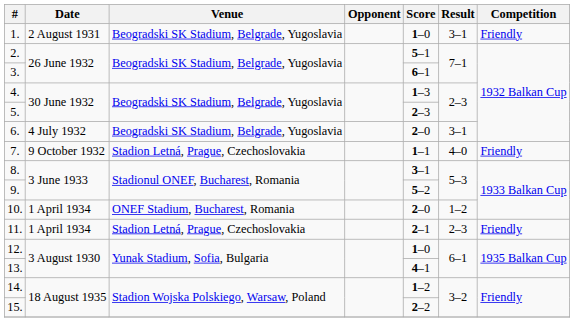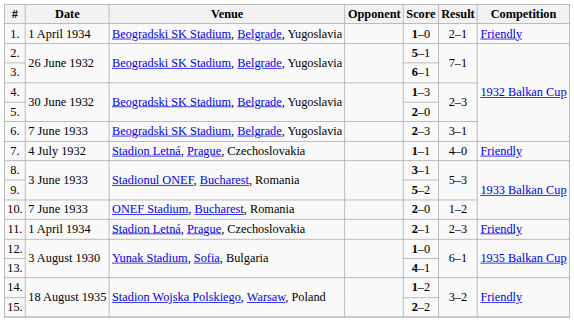(64, 33) 2 August 1931 -> (59, 33) 1 April 1934
(458, 33) 3–1 -> (458, 33) 2–1
(421, 111) 2–3 -> (421, 111) 2–0
(57, 131) 4 July 1932 -> (58, 131) 7 June 1933
(421, 131) 2–0 -> (421, 131) 2–3
(67, 151) 9 October 1932 -> (57, 151) 4 July 1932
(59, 209) 1 April 1934 -> (58, 209) 7 June 1933
